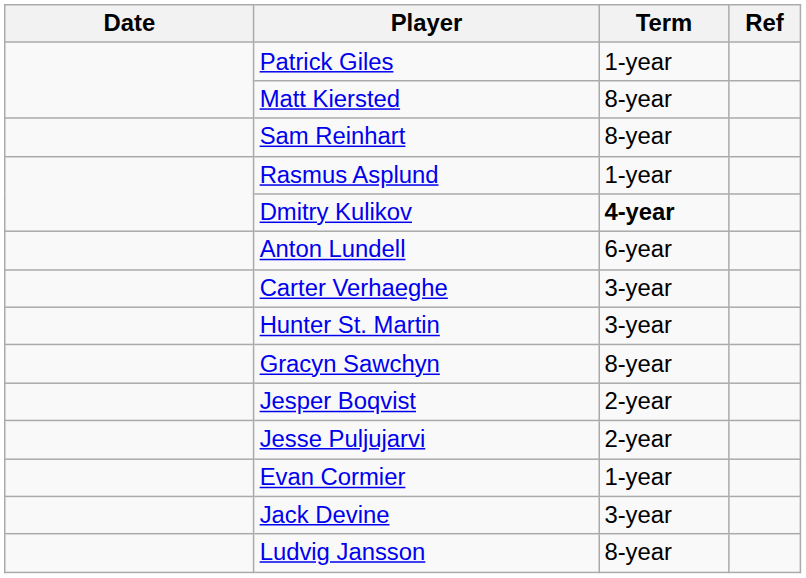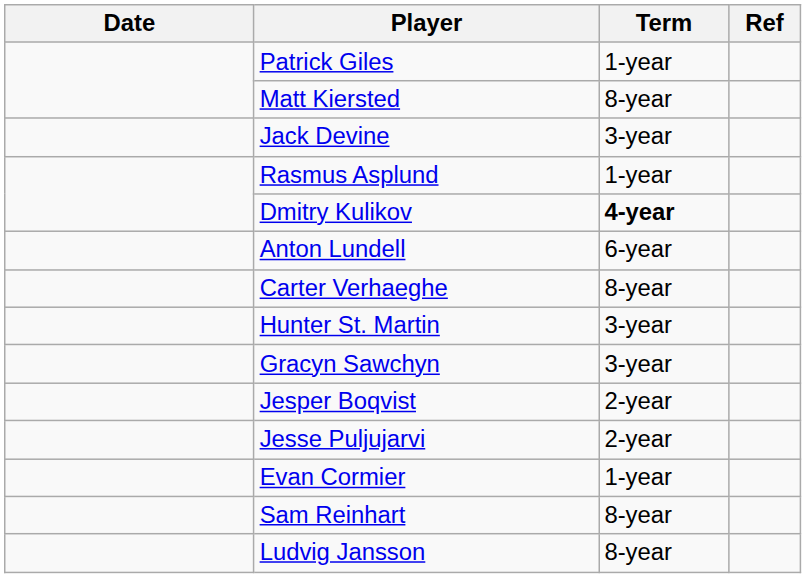rows swapped: (333, 136) <-> (325, 514)
(638, 288) 3-year -> (638, 288) 8-year
(638, 363) 8-year -> (638, 363) 3-year
